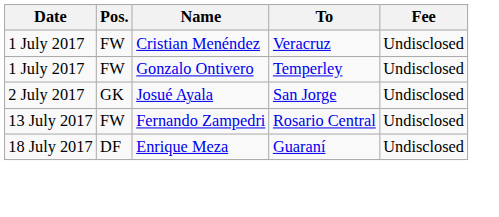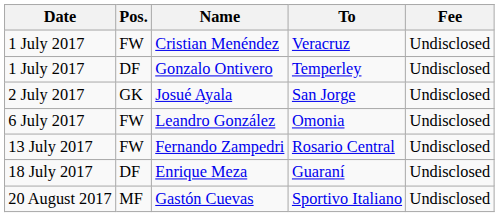(112, 69) FW -> (130, 69) DF
+ row: (215, 120)
+ row: (204, 198)
